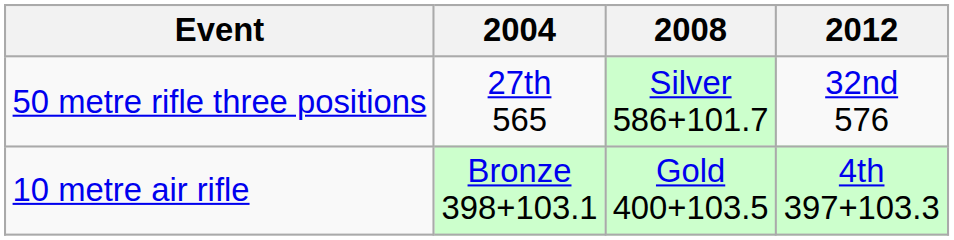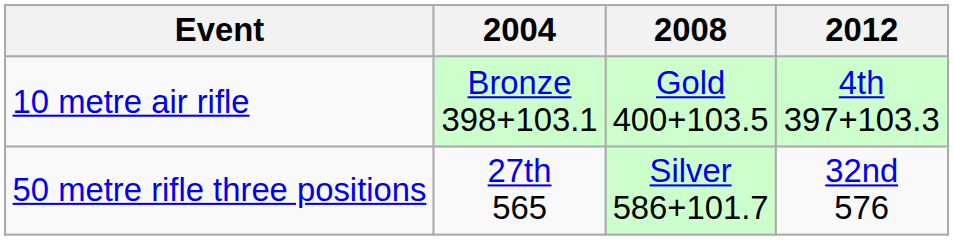rows swapped: (220, 100) <-> (131, 189)
